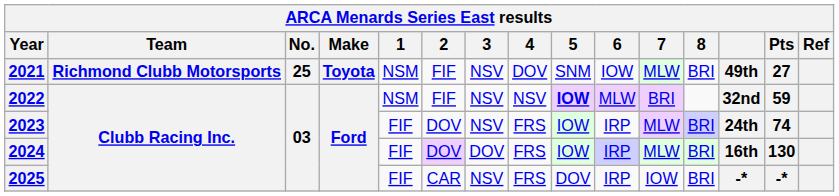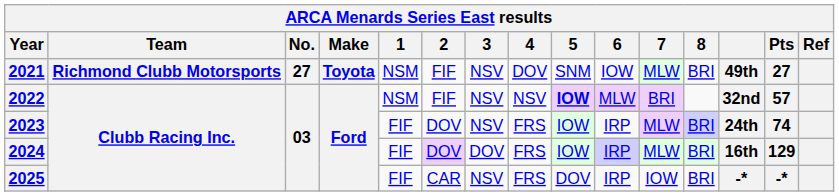(302, 71) 25 -> (302, 71) 27
(782, 98) 59 -> (782, 98) 57
(782, 152) 130 -> (782, 152) 129
